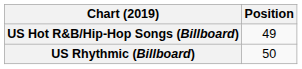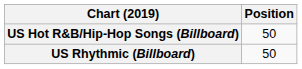(269, 34) 49 -> (269, 34) 50
